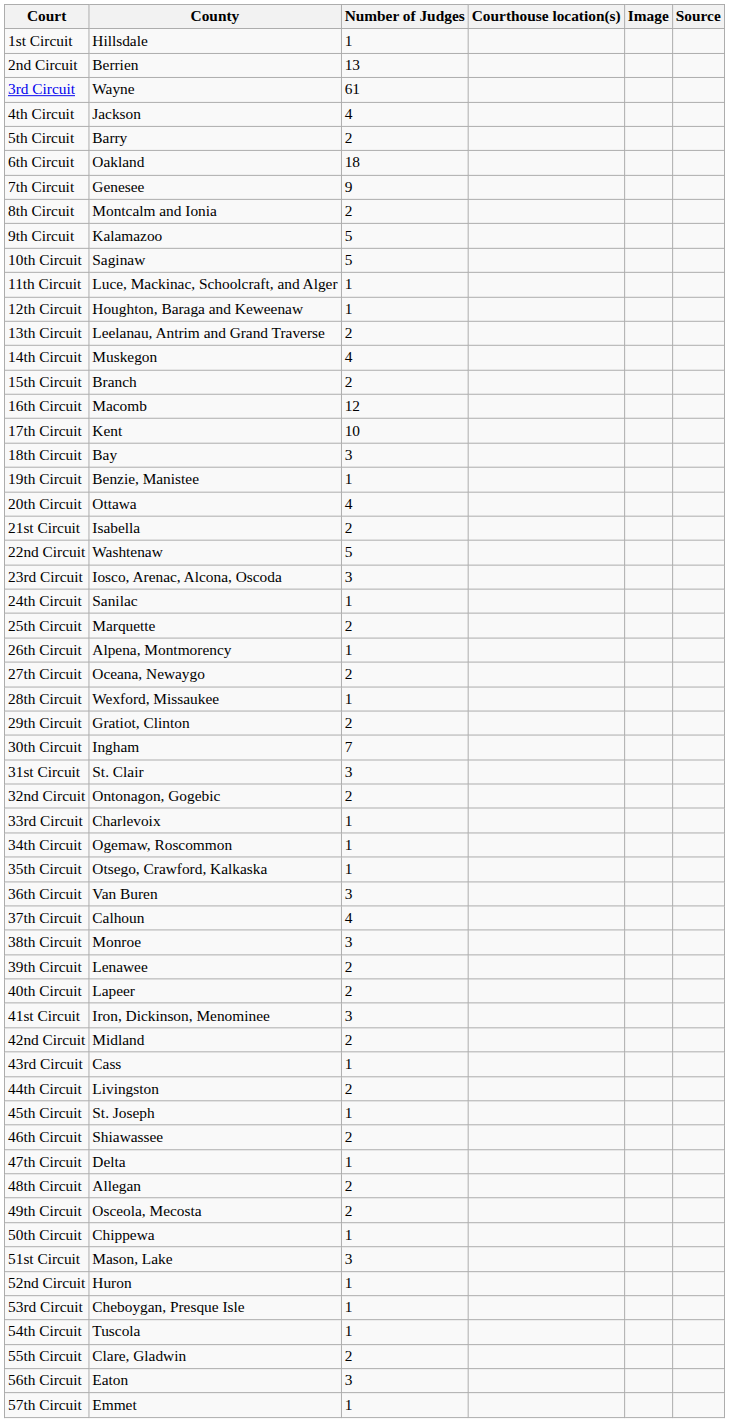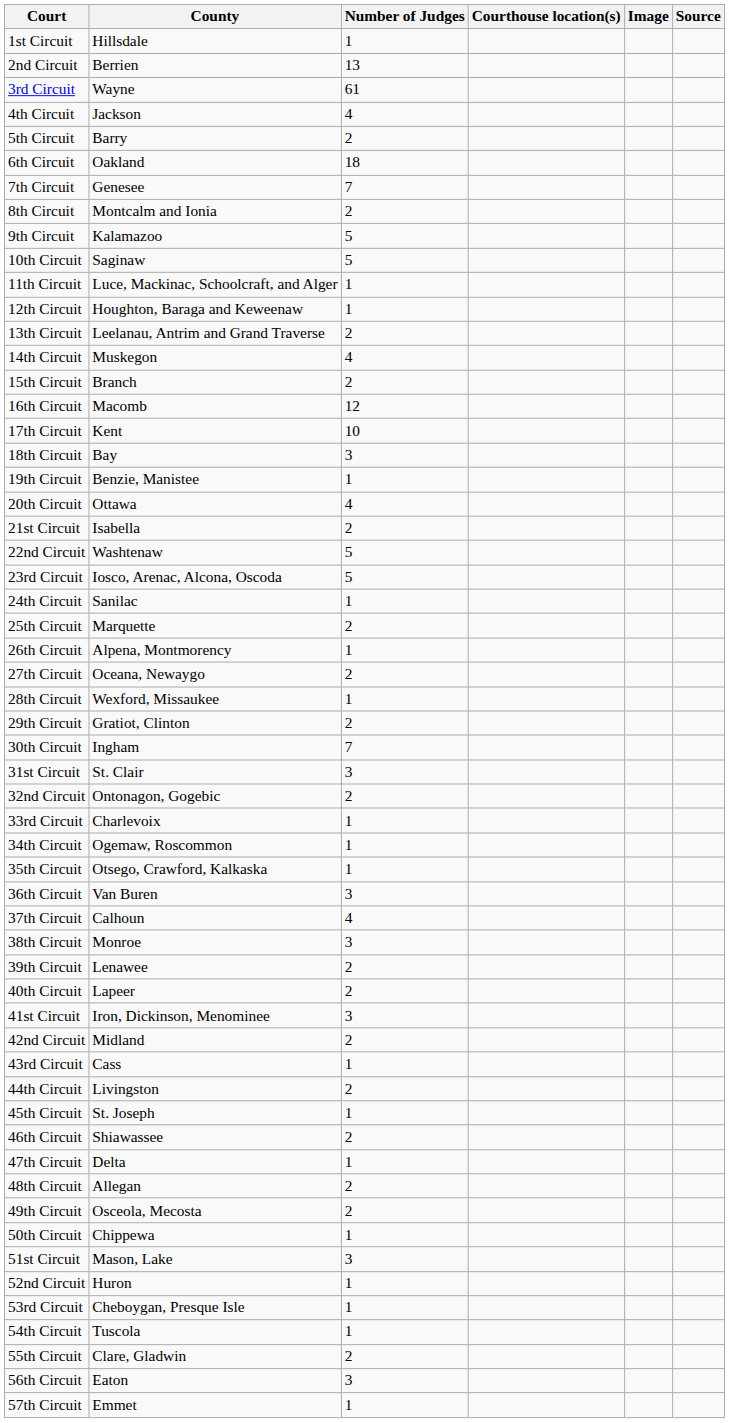(348, 187) 9 -> (348, 187) 7
(348, 576) 3 -> (348, 576) 5
